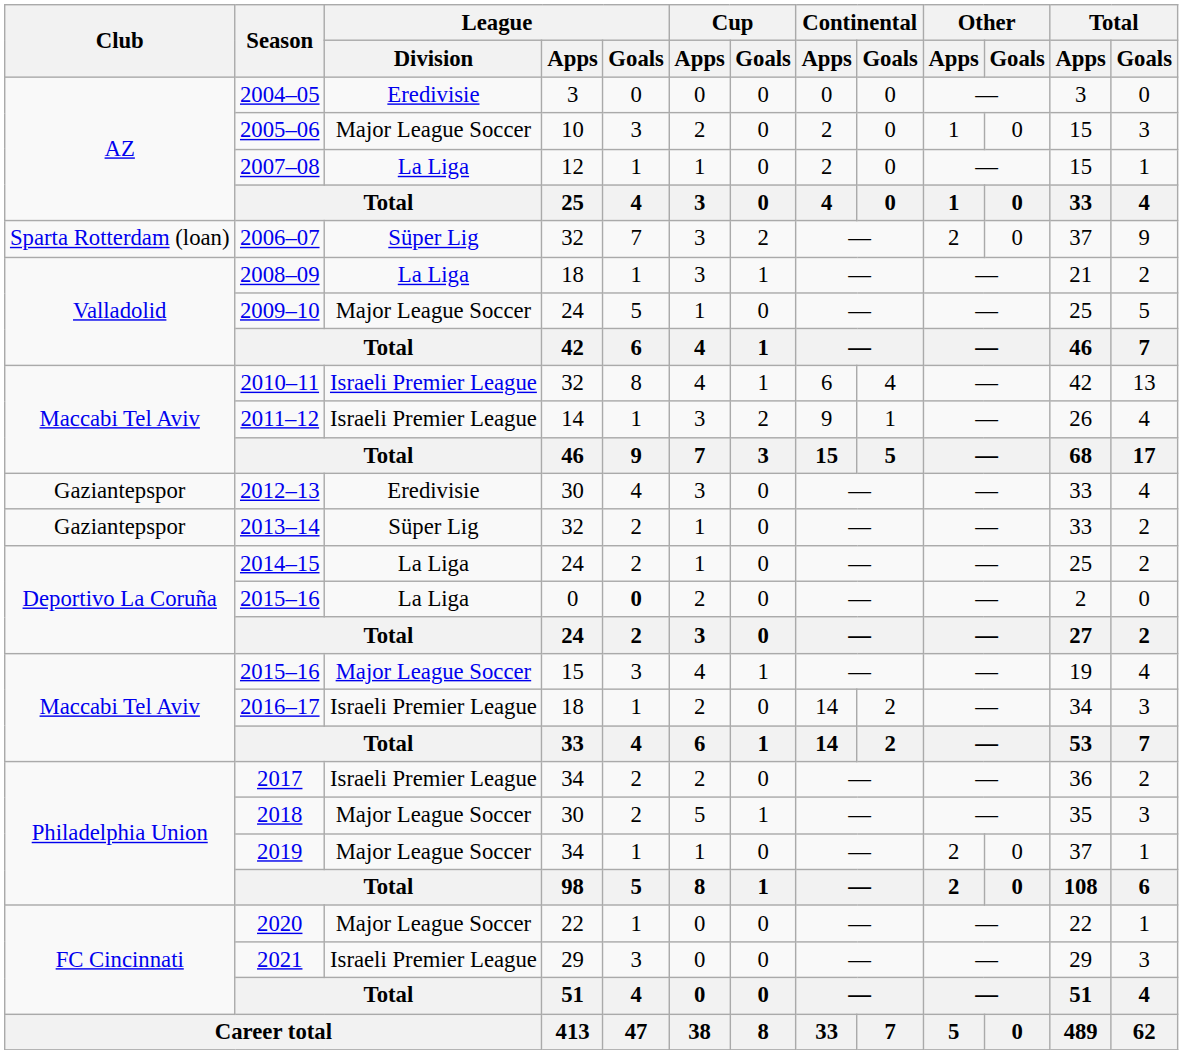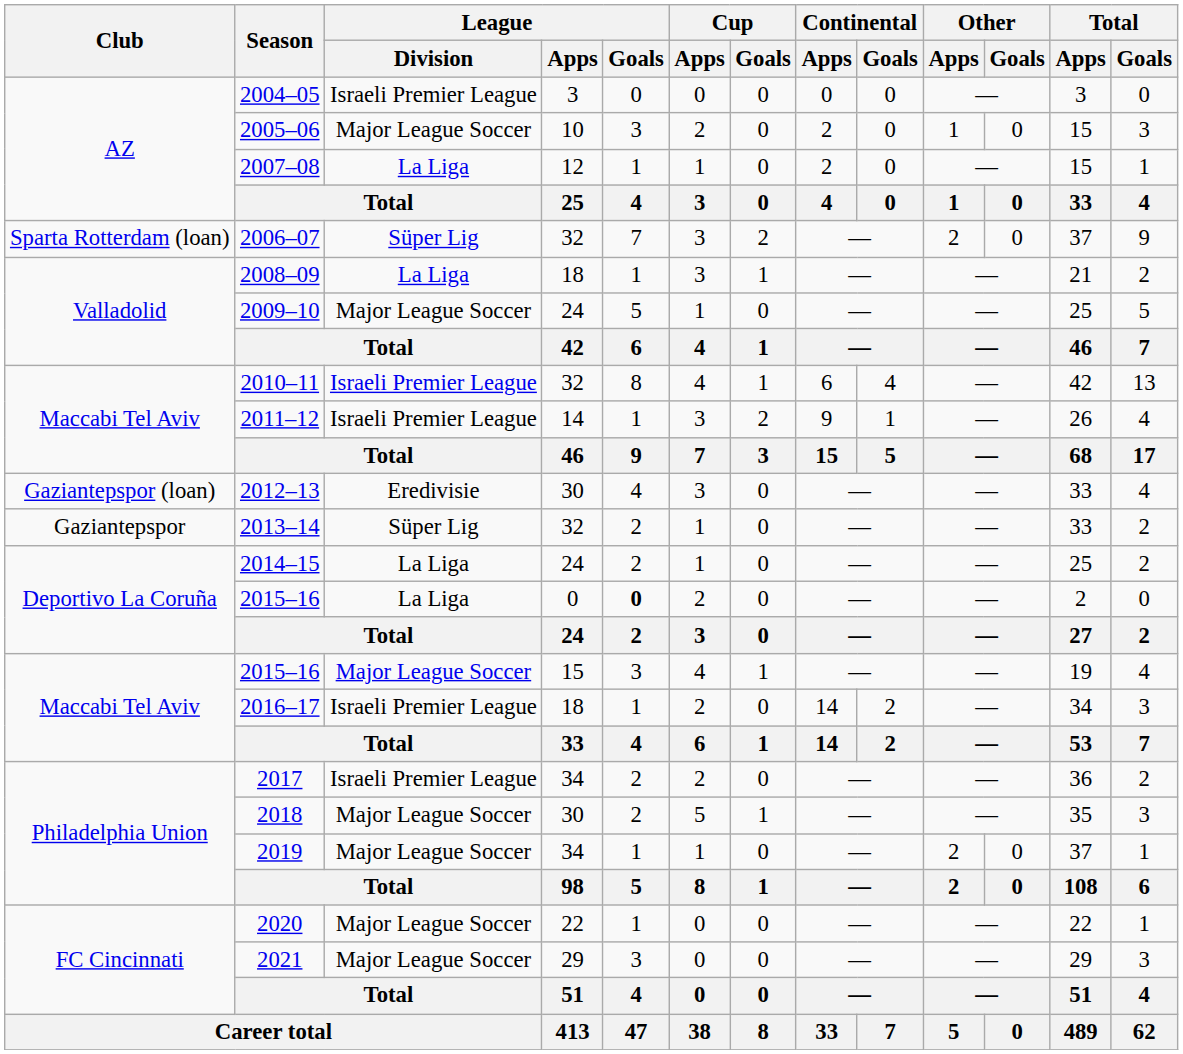(433, 94) Eredivisie -> (433, 94) Israeli Premier League
(120, 490) Gaziantepspor -> (120, 490) Gaziantepspor (loan)
(433, 959) Israeli Premier League -> (433, 959) Major League Soccer
